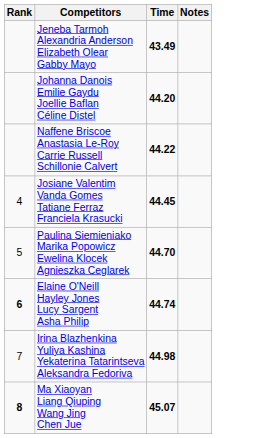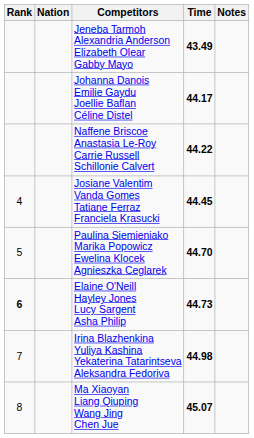+ column: (53, 12)
(162, 98) 44.20 -> (199, 98) 44.17
(162, 304) 44.74 -> (199, 304) 44.73
(19, 407) bold -> (19, 407) normal
